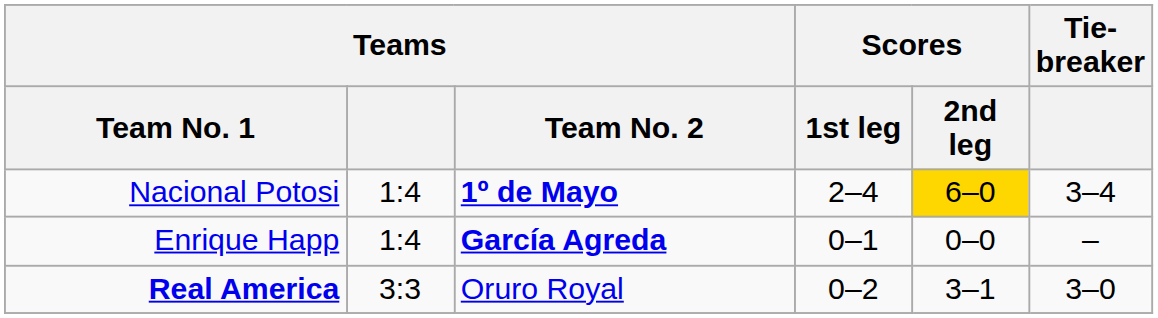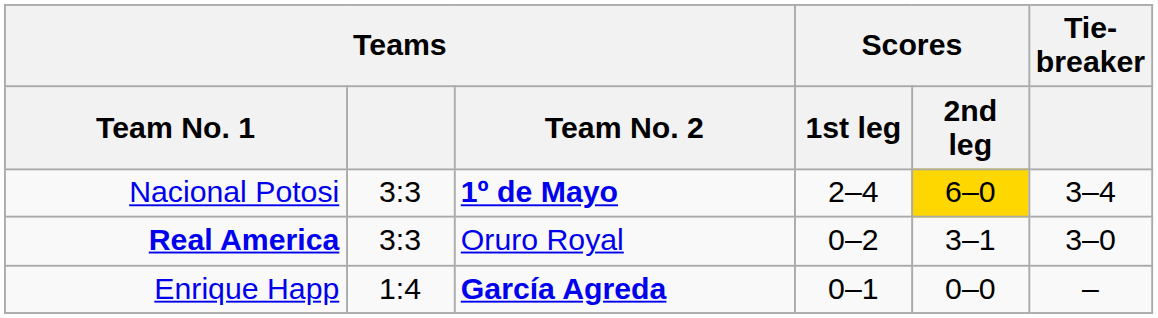(400, 192) 1:4 -> (400, 192) 3:3
rows swapped: (247, 240) <-> (244, 288)
